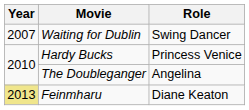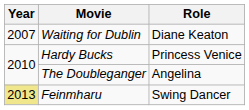(191, 34) Swing Dancer -> (190, 34) Diane Keaton
(190, 94) Diane Keaton -> (191, 94) Swing Dancer
